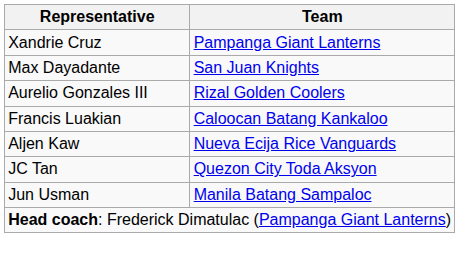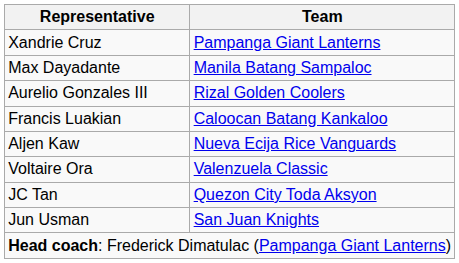(256, 67) San Juan Knights -> (283, 67) Manila Batang Sampaloc
+ row: (50, 169)
(283, 194) Manila Batang Sampaloc -> (256, 220) San Juan Knights
